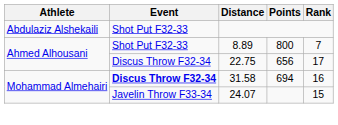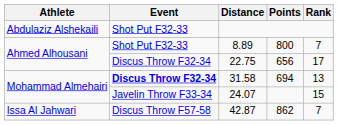(318, 78) 16 -> (318, 78) 13
+ row: (243, 111)
